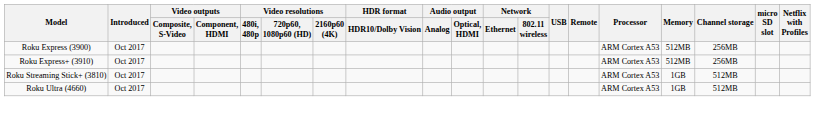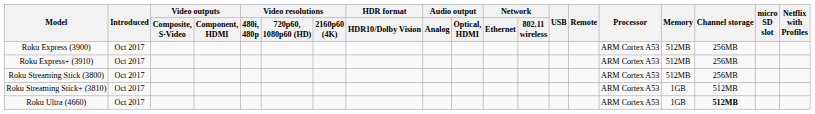+ row: (56, 75)
(725, 89) normal -> (725, 103) bold
